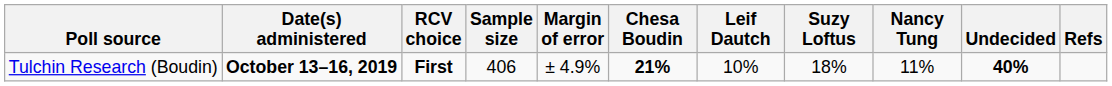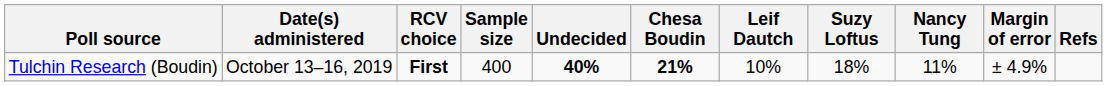columns swapped: (573, 29) <-> (1011, 39)
(312, 67) bold -> (309, 67) normal
(501, 67) 406 -> (496, 67) 400
